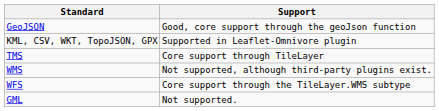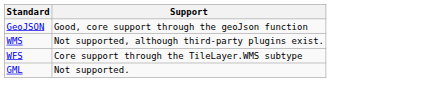- row: (82, 41)
- row: (15, 56)
